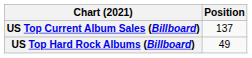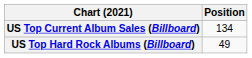(224, 28) 137 -> (224, 28) 134
